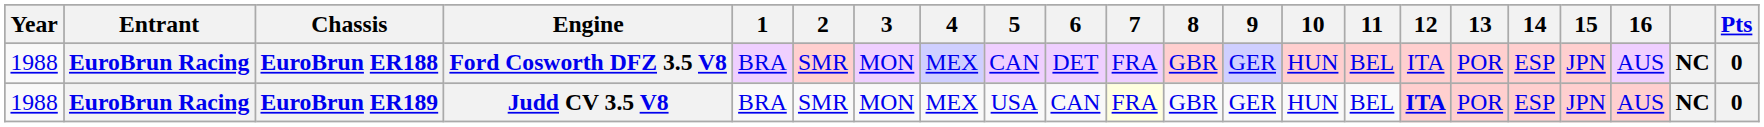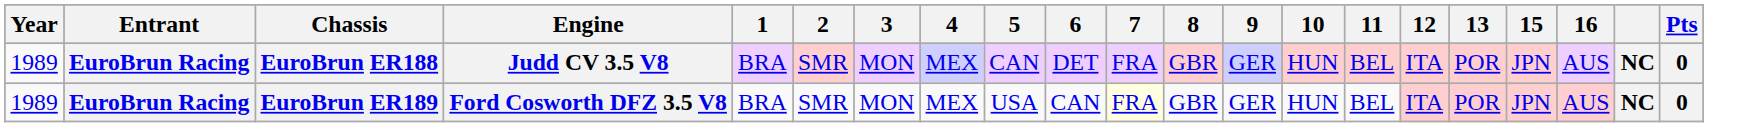- column: (1535, 23)
(34, 62) 1988 -> (34, 62) 1989
(588, 62) Ford Cosworth DFZ 3.5 V8 -> (588, 62) Judd CV 3.5 V8
(34, 101) 1988 -> (34, 101) 1989
(588, 101) Judd CV 3.5 V8 -> (588, 101) Ford Cosworth DFZ 3.5 V8
(1426, 101) bold -> (1424, 101) normal
